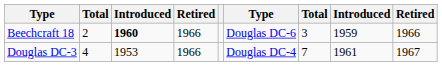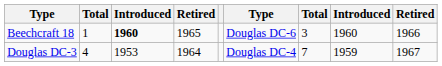(85, 33) 2 -> (85, 33) 1
(189, 33) 1966 -> (189, 33) 1965
(345, 33) 1959 -> (345, 33) 1960
(189, 52) 1966 -> (189, 52) 1964
(345, 52) 1961 -> (345, 52) 1959
